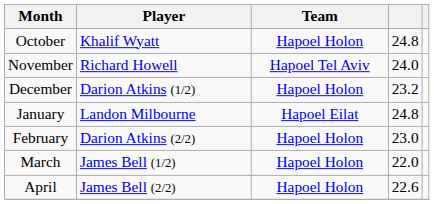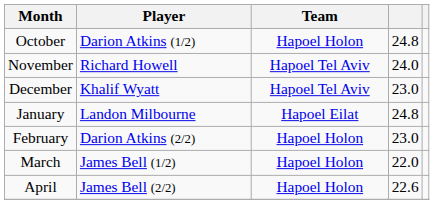(120, 41) Khalif Wyatt -> (138, 41) Darion Atkins (1/2)
(138, 89) Darion Atkins (1/2) -> (120, 89) Khalif Wyatt
(320, 89) Hapoel Holon -> (320, 89) Hapoel Tel Aviv
(405, 89) 23.2 -> (405, 89) 23.0
